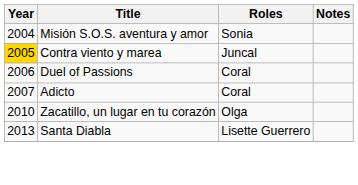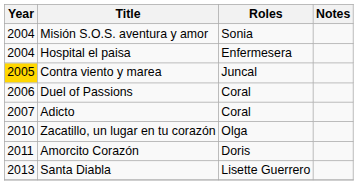+ row: (86, 53)
+ row: (90, 151)
